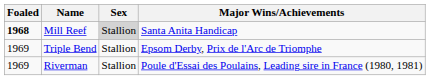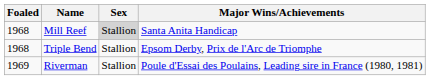(18, 30) bold -> (18, 30) normal
(18, 48) 1969 -> (18, 48) 1968
